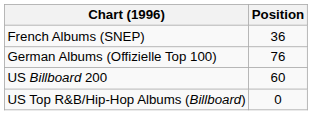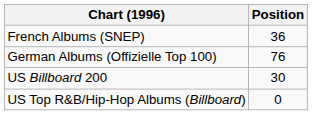(278, 78) 60 -> (278, 78) 30
